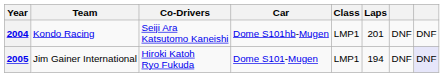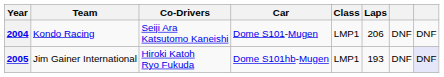(281, 33) Dome S101hb-Mugen -> (276, 33) Dome S101-Mugen
(376, 33) 201 -> (376, 33) 206
(276, 60) Dome S101-Mugen -> (281, 60) Dome S101hb-Mugen
(376, 60) 194 -> (376, 60) 193
